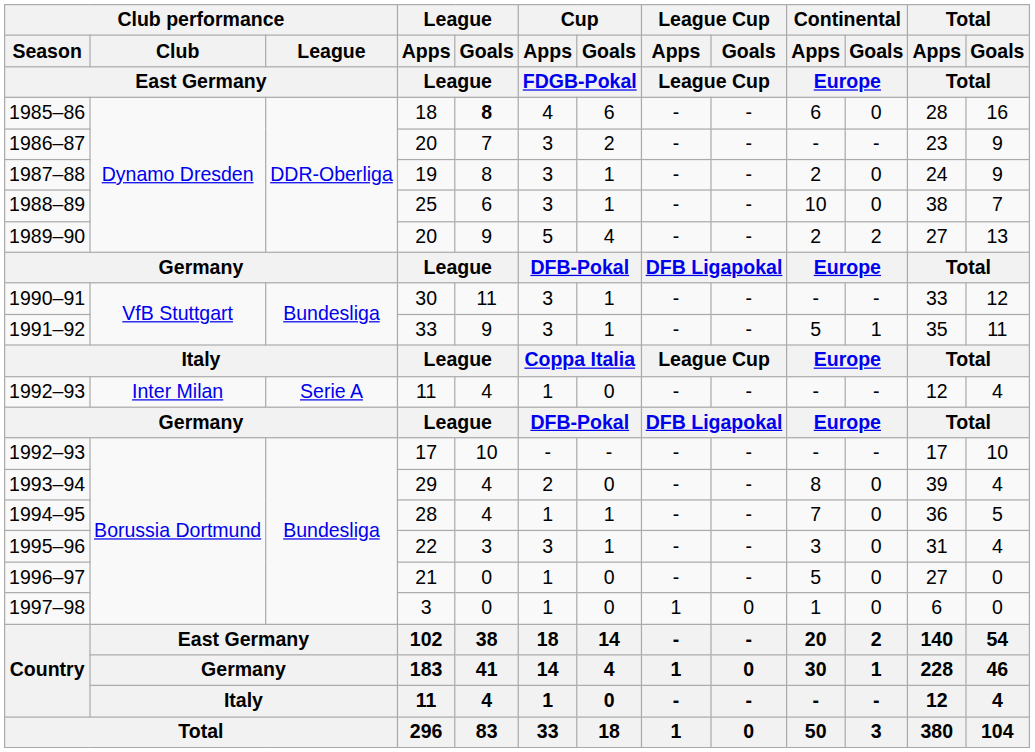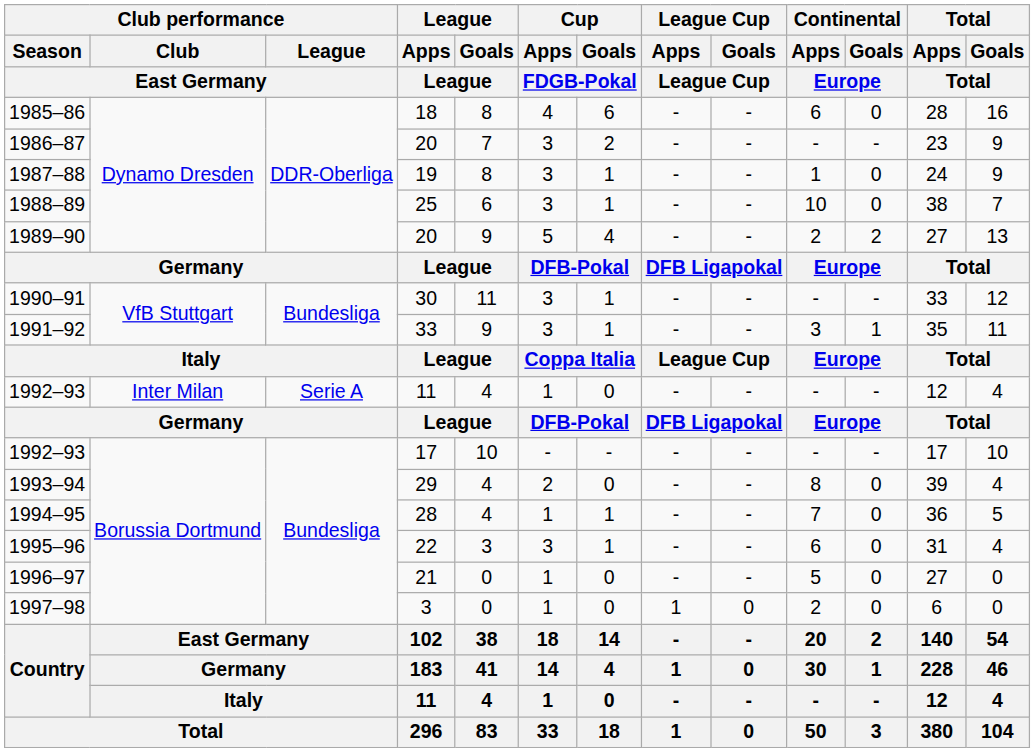(487, 112) bold -> (487, 112) normal
(816, 174) 2 -> (816, 174) 1
(816, 329) 5 -> (816, 329) 3
(816, 546) 3 -> (816, 546) 6
(816, 608) 1 -> (816, 608) 2
